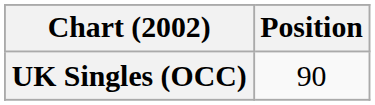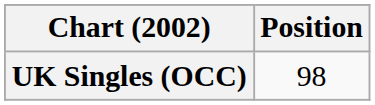(312, 75) 90 -> (312, 75) 98
